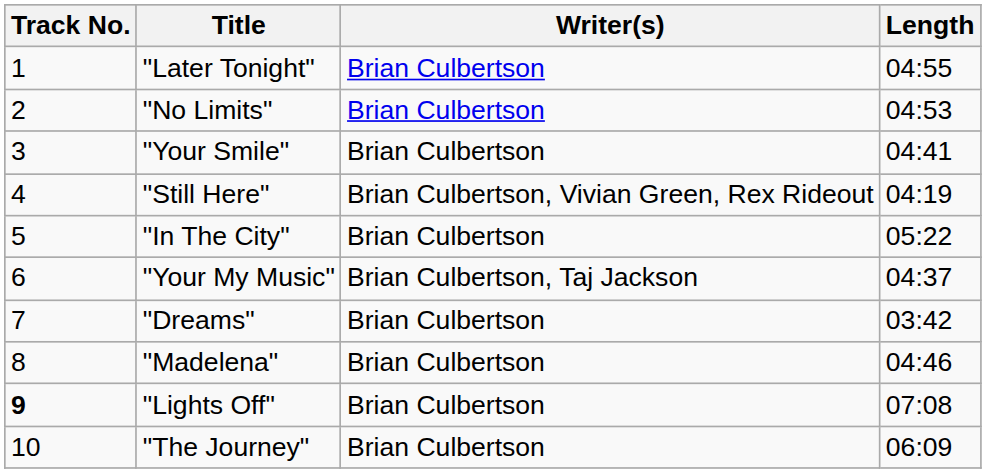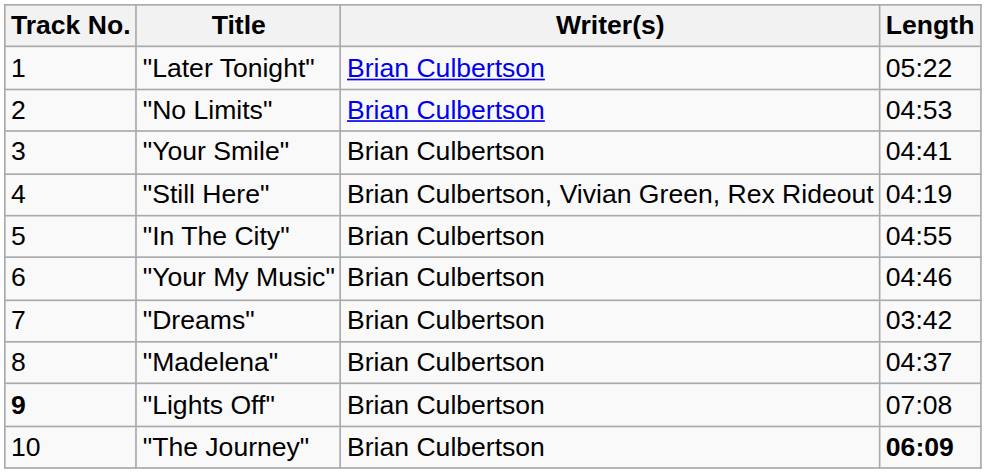(919, 67) 04:55 -> (919, 67) 05:22
(919, 236) 05:22 -> (919, 236) 04:55
(522, 278) Brian Culbertson, Taj Jackson -> (446, 278) Brian Culbertson
(919, 278) 04:37 -> (919, 278) 04:46
(919, 362) 04:46 -> (919, 362) 04:37
(919, 446) normal -> (920, 446) bold
